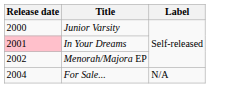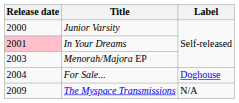(17, 59) 2002 -> (17, 59) 2003
(160, 75) N/A -> (200, 75) Doghouse
+ row: (120, 91)
